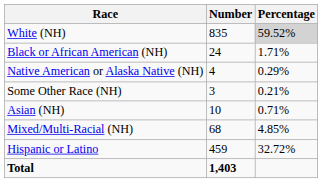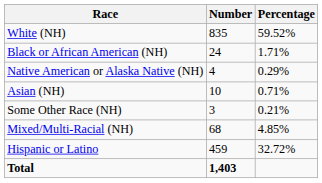(277, 33) lightgrey background -> (277, 33) no background
rows swapped: (36, 110) <-> (64, 91)
